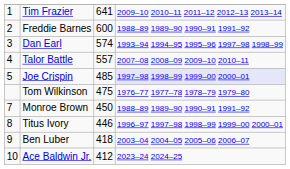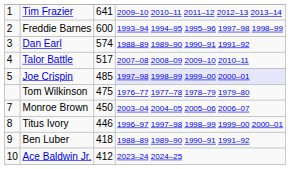(183, 28) 1988–89 1989–90 1990–91 1991–92 -> (200, 28) 1993–94 1994–95 1995–96 1997–98 1998–99
(200, 44) 1993–94 1994–95 1995–96 1997–98 1998–99 -> (183, 44) 1988–89 1989–90 1990–91 1991–92
(104, 60) 557 -> (104, 60) 517
(183, 108) 1988–89 1989–90 1990–91 1991–92 -> (183, 108) 2003–04 2004–05 2005–06 2006–07
(183, 140) 2003–04 2004–05 2005–06 2006–07 -> (183, 140) 1988–89 1989–90 1990–91 1991–92
